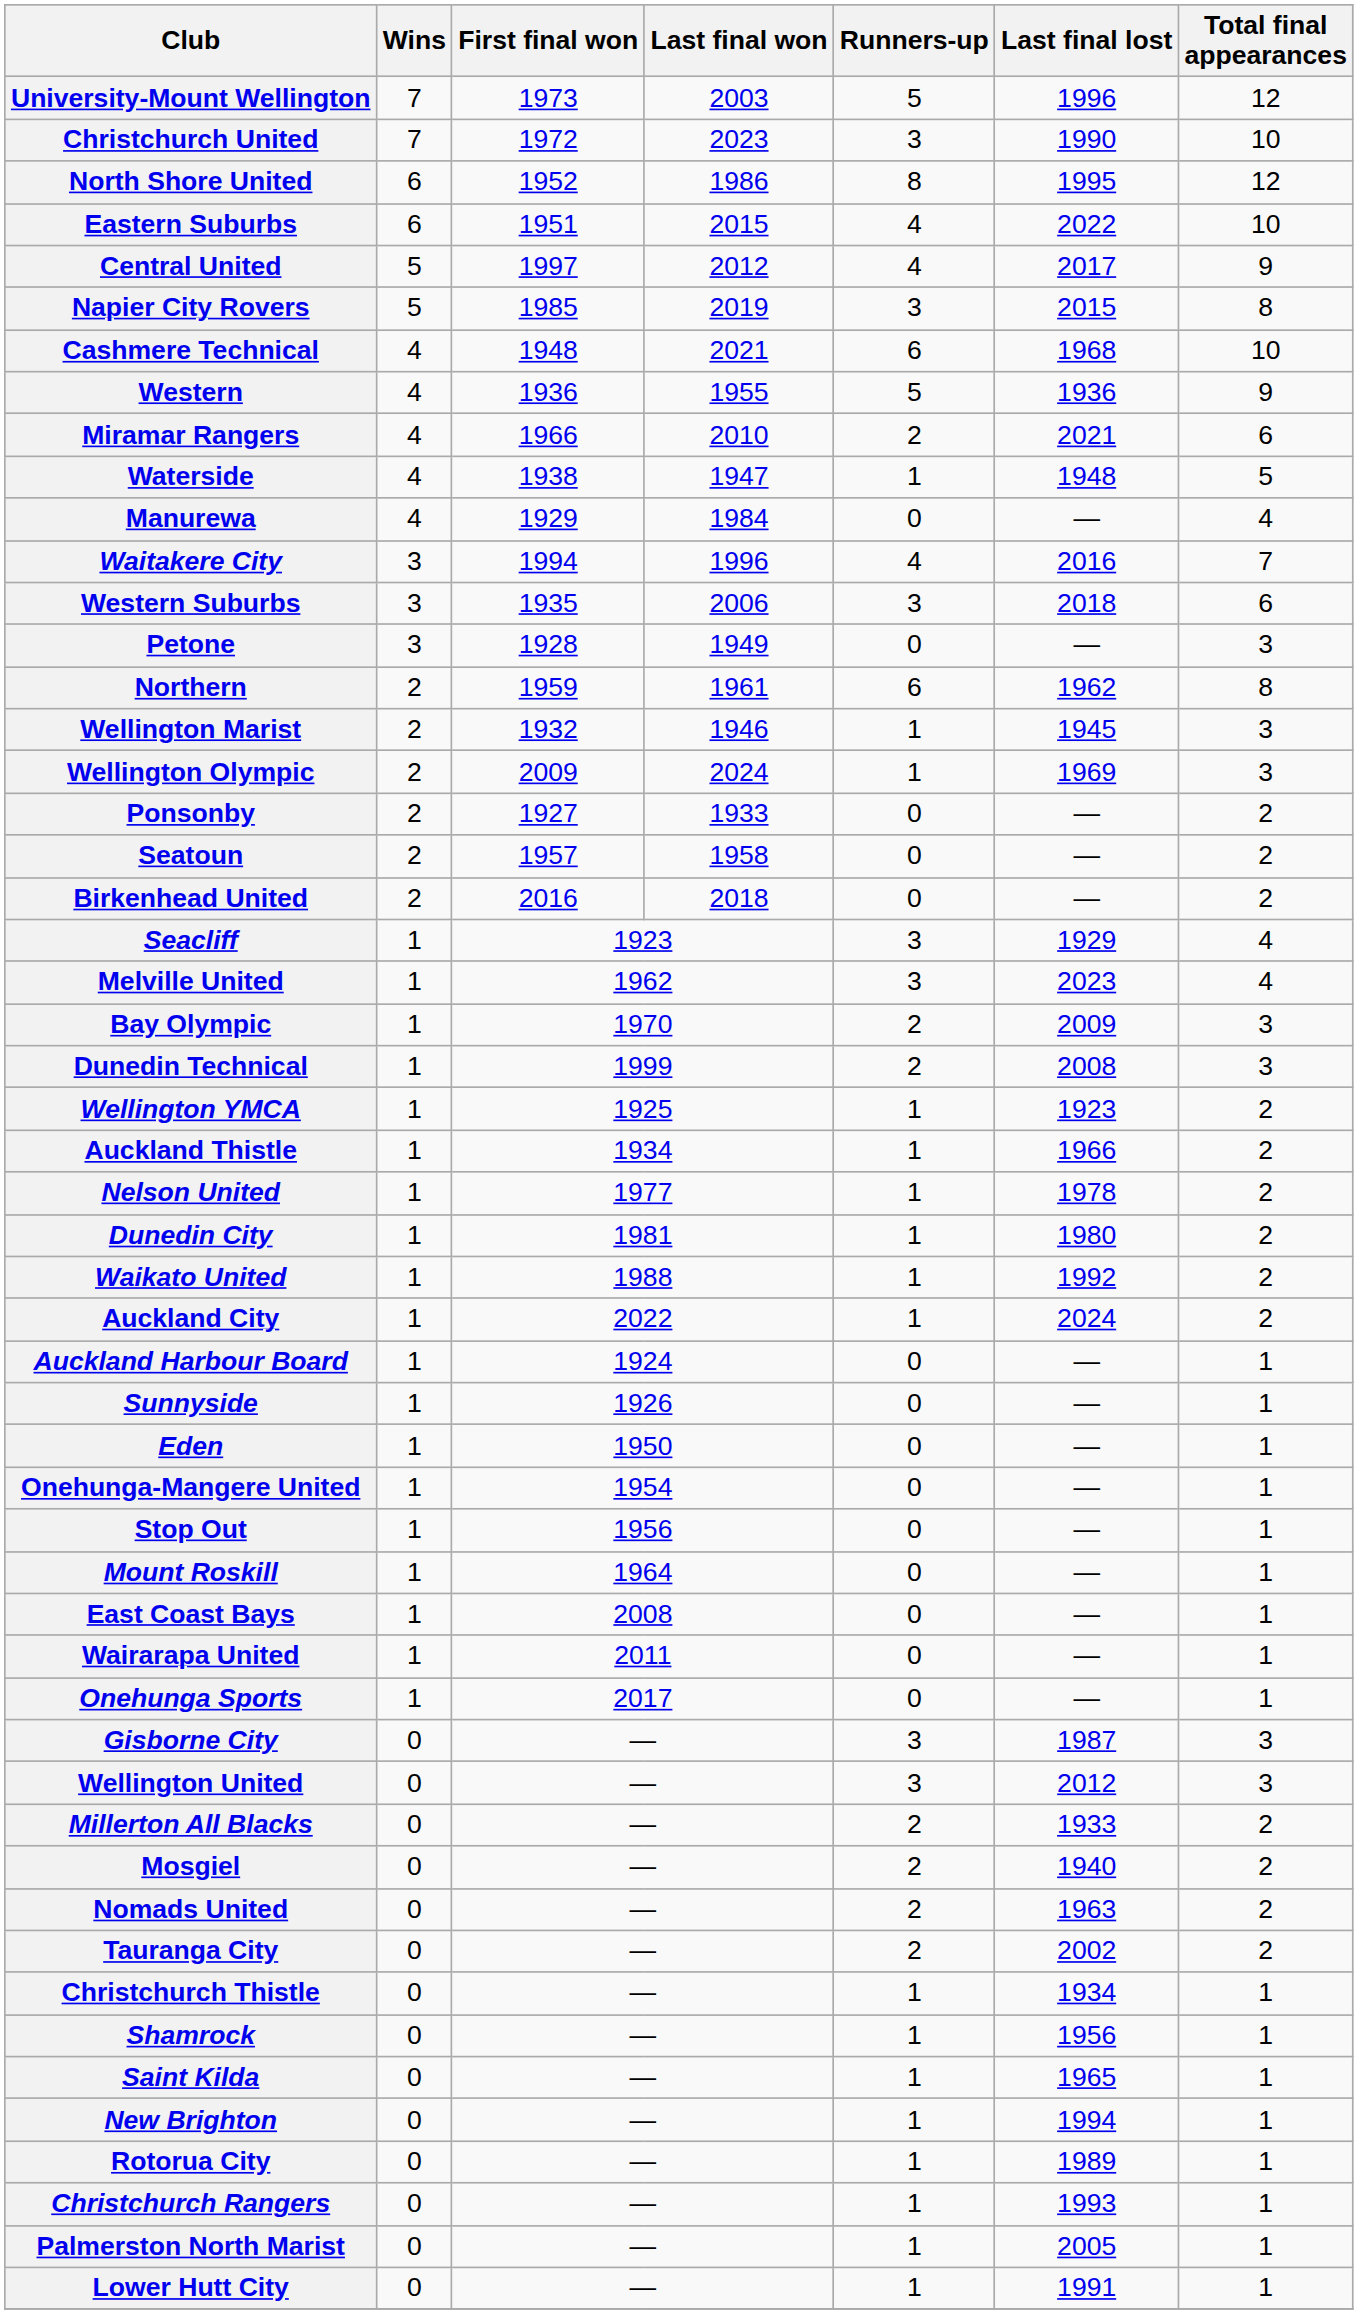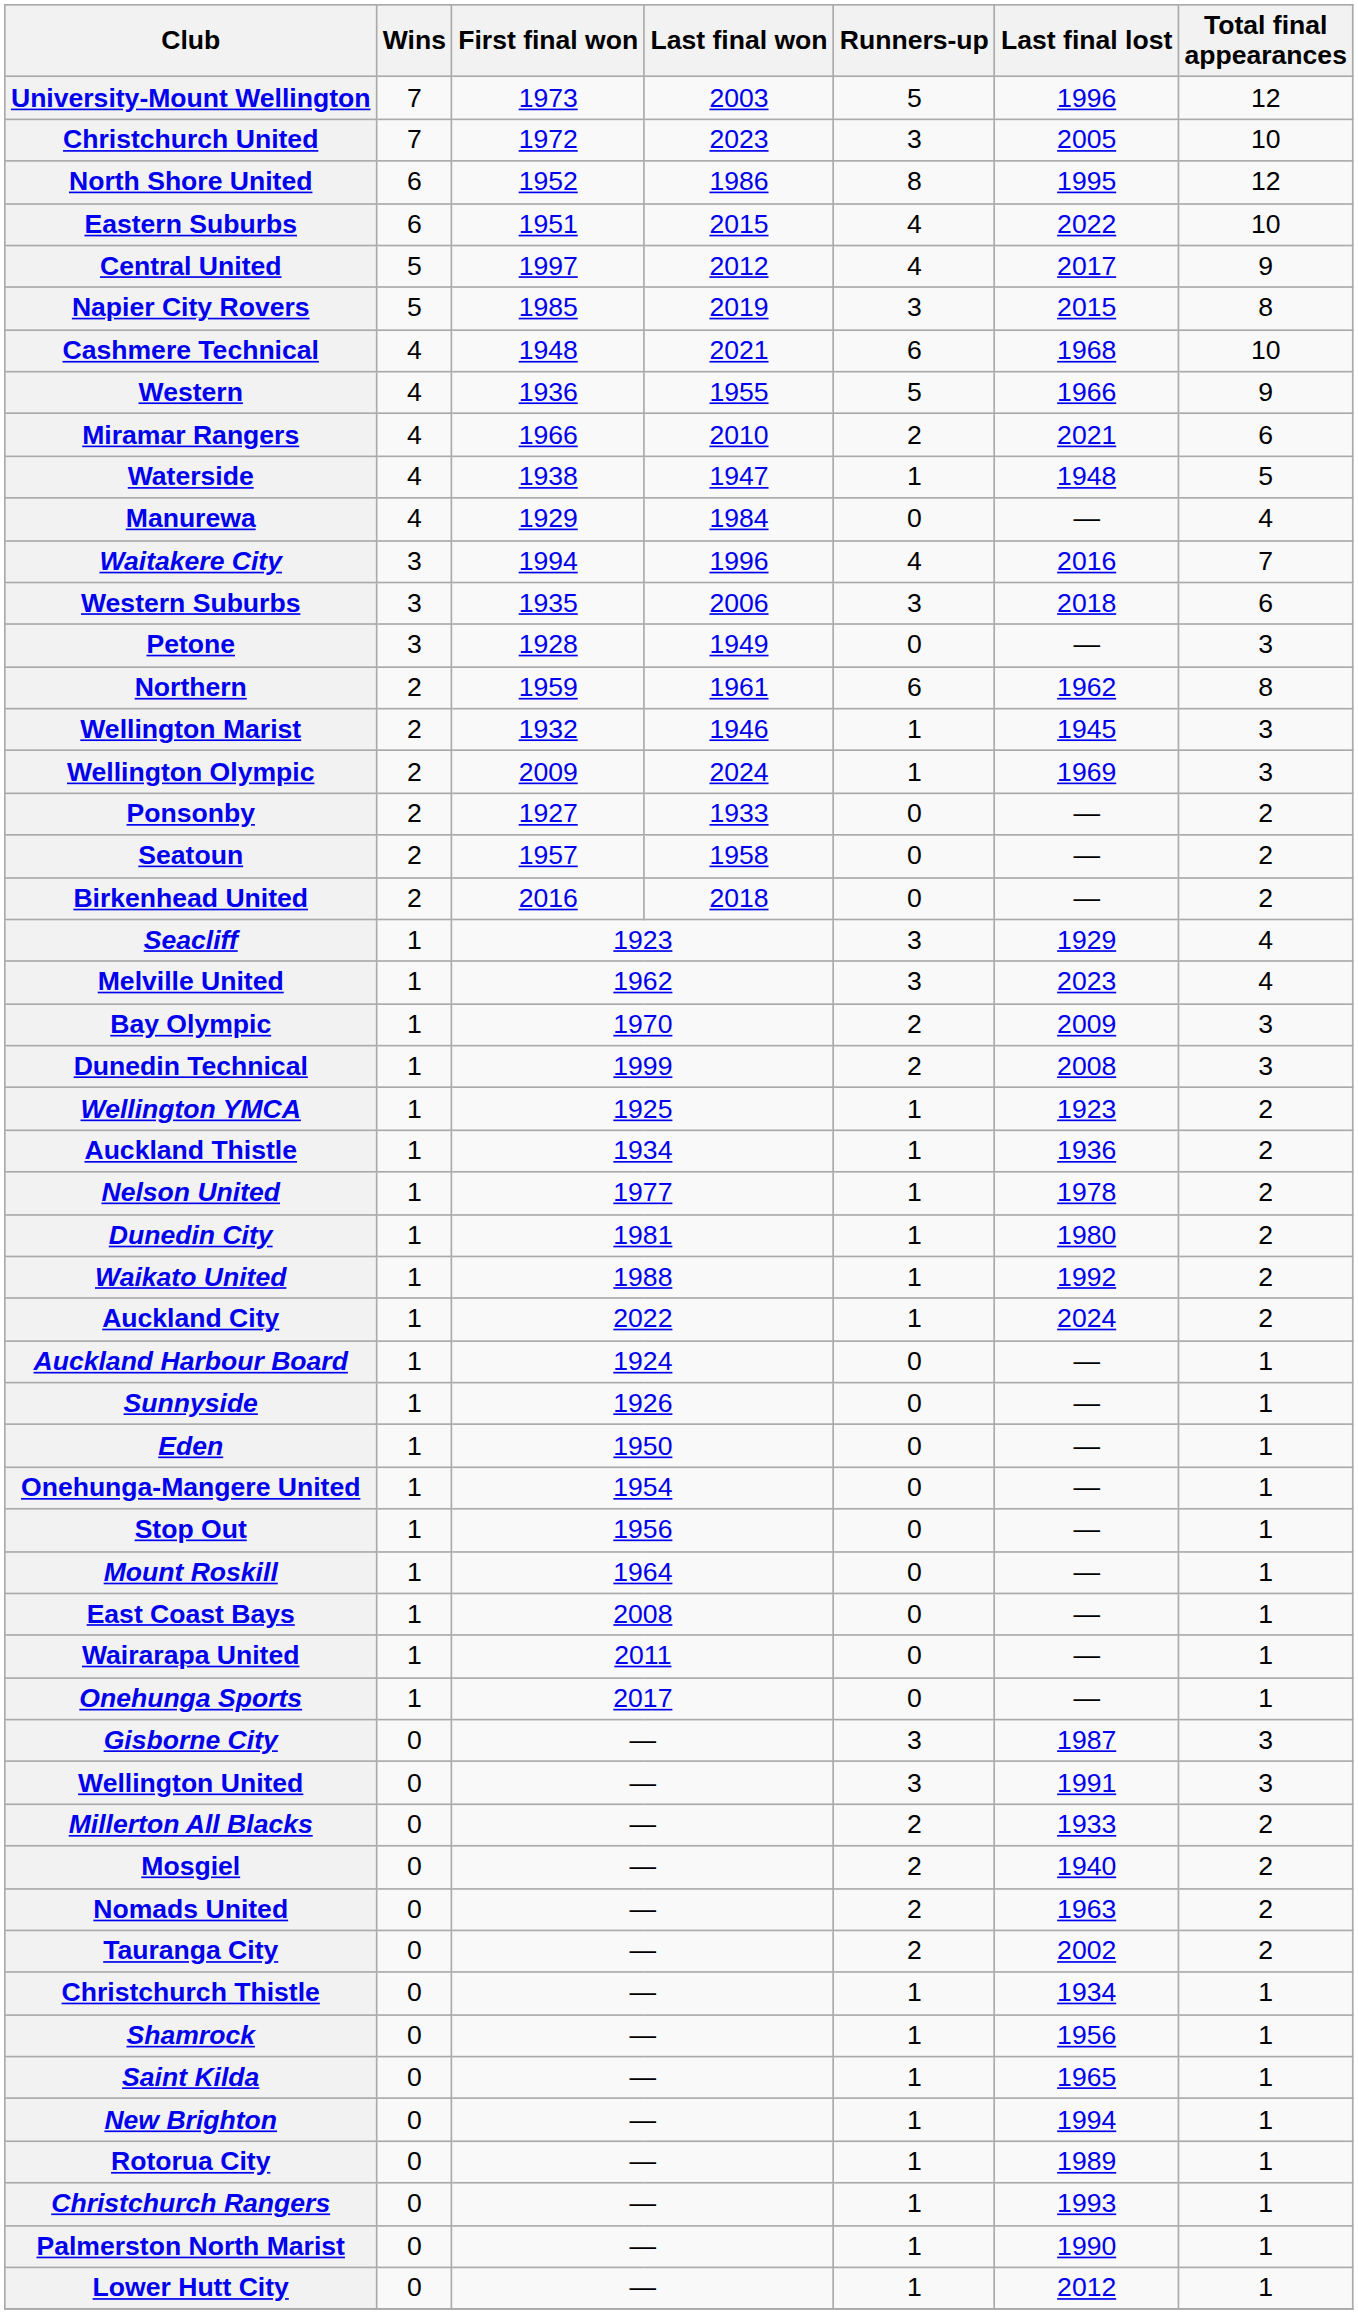(1087, 139) 1990 -> (1087, 139) 2005
(1087, 392) 1936 -> (1087, 392) 1966
(1087, 1150) 1966 -> (1087, 1150) 1936
(1087, 1782) 2012 -> (1087, 1782) 1991
(1087, 2245) 2005 -> (1087, 2245) 1990
(1087, 2287) 1991 -> (1087, 2287) 2012
